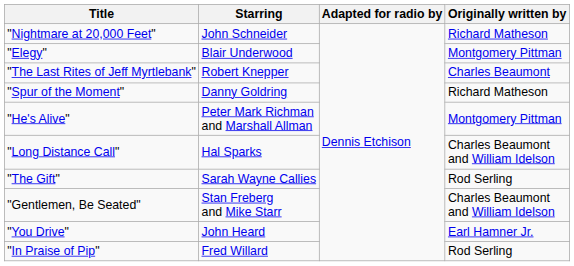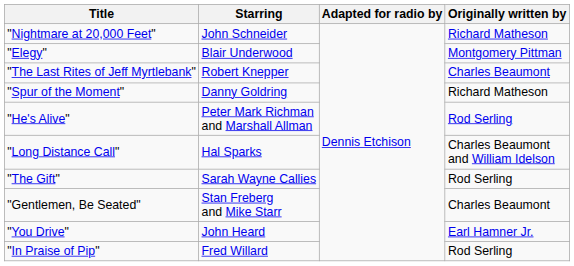(505, 118) Montgomery Pittman -> (480, 118) Rod Serling
(501, 205) Charles Beaumont and William Idelson -> (499, 205) Charles Beaumont
